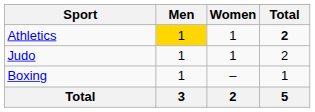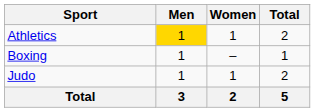(285, 35) bold -> (285, 35) normal
rows swapped: (27, 76) <-> (21, 55)
